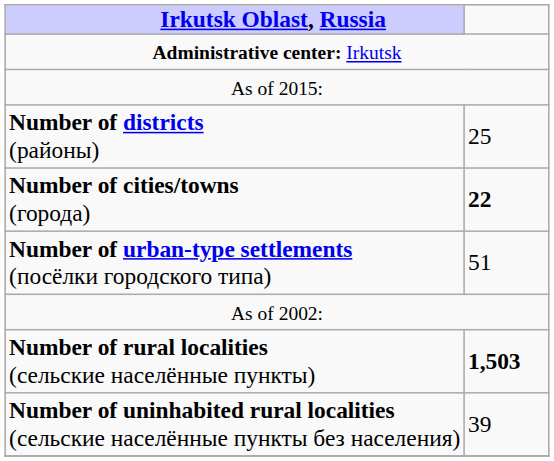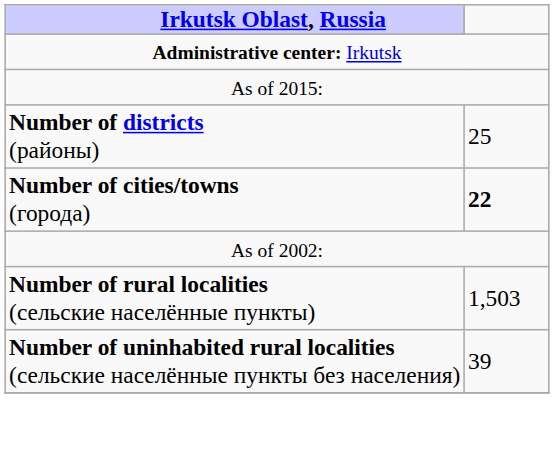- row: (181, 262)
(494, 361) bold -> (494, 297) normal
